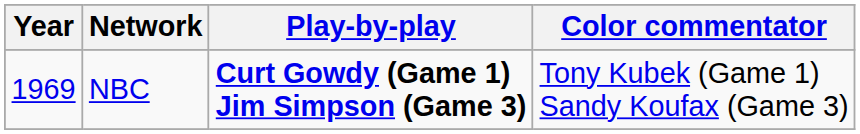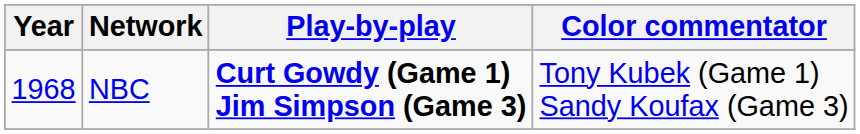(44, 89) 1969 -> (44, 89) 1968
